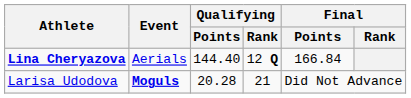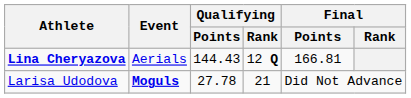(217, 59) 144.40 -> (217, 59) 144.43
(318, 59) 166.84 -> (318, 59) 166.81
(217, 81) 20.28 -> (217, 81) 27.78
